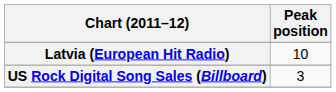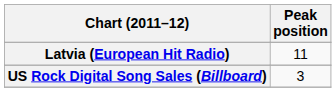(301, 53) 10 -> (301, 53) 11
